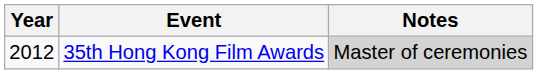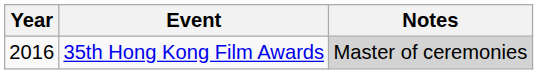(32, 52) 2012 -> (32, 52) 2016
